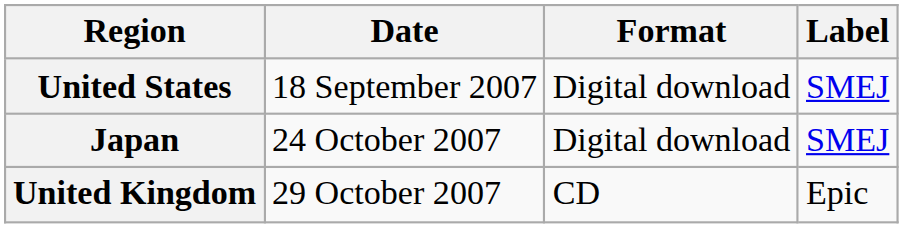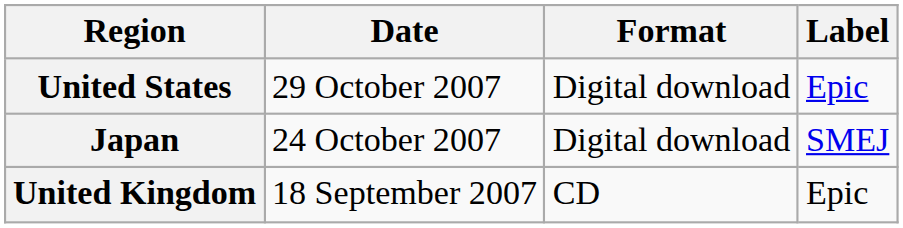(404, 85) 18 September 2007 -> (387, 85) 29 October 2007
(848, 85) SMEJ -> (837, 85) Epic
(387, 193) 29 October 2007 -> (404, 193) 18 September 2007
